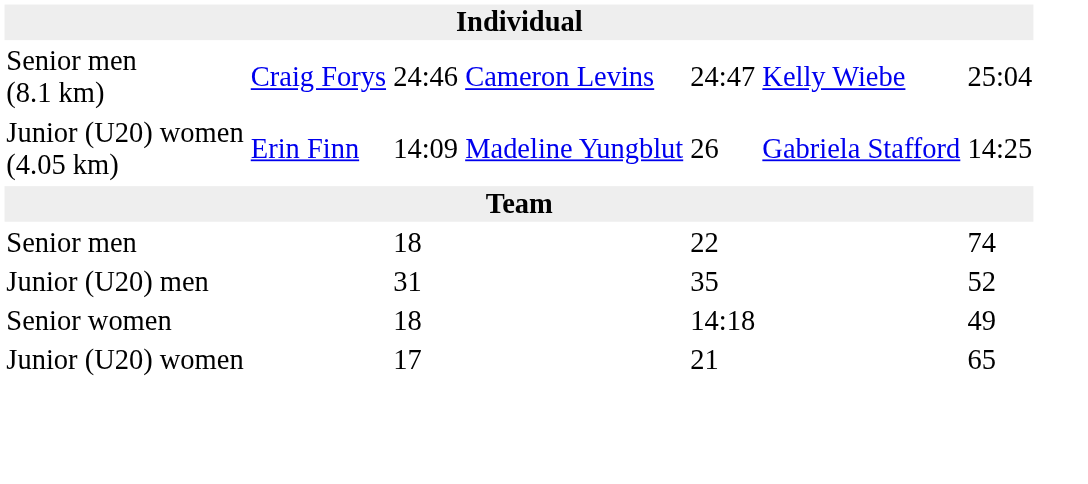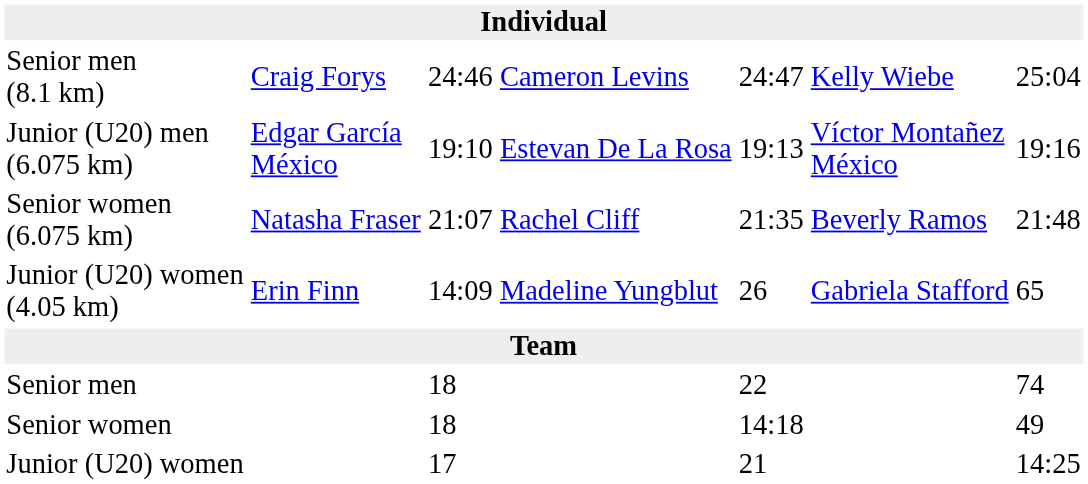+ row: (108, 148)
+ row: (89, 219)
(1000, 148) 14:25 -> (1030, 290) 65
- row: (108, 281)
(982, 360) 65 -> (1048, 463) 14:25
